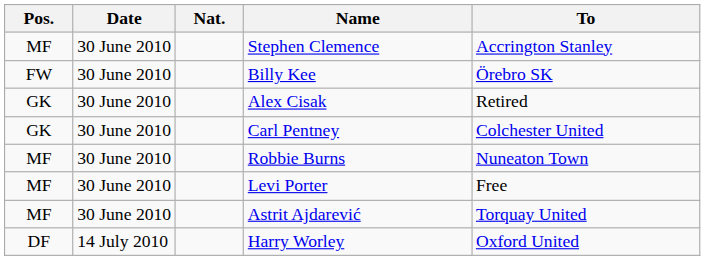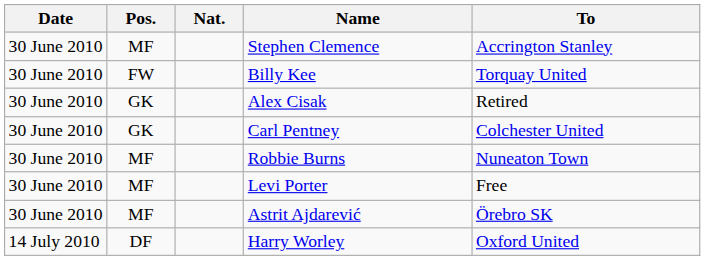columns swapped: (124, 18) <-> (39, 18)
(514, 74) Örebro SK -> (531, 74) Torquay United
(531, 213) Torquay United -> (514, 213) Örebro SK
